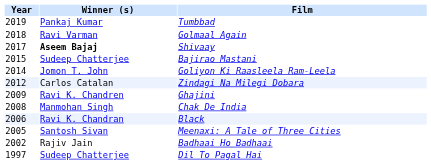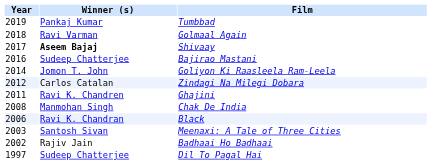(16, 59) 2015 -> (16, 59) 2016
(16, 95) 2009 -> (16, 95) 2011
(16, 131) 2005 -> (16, 131) 2003
